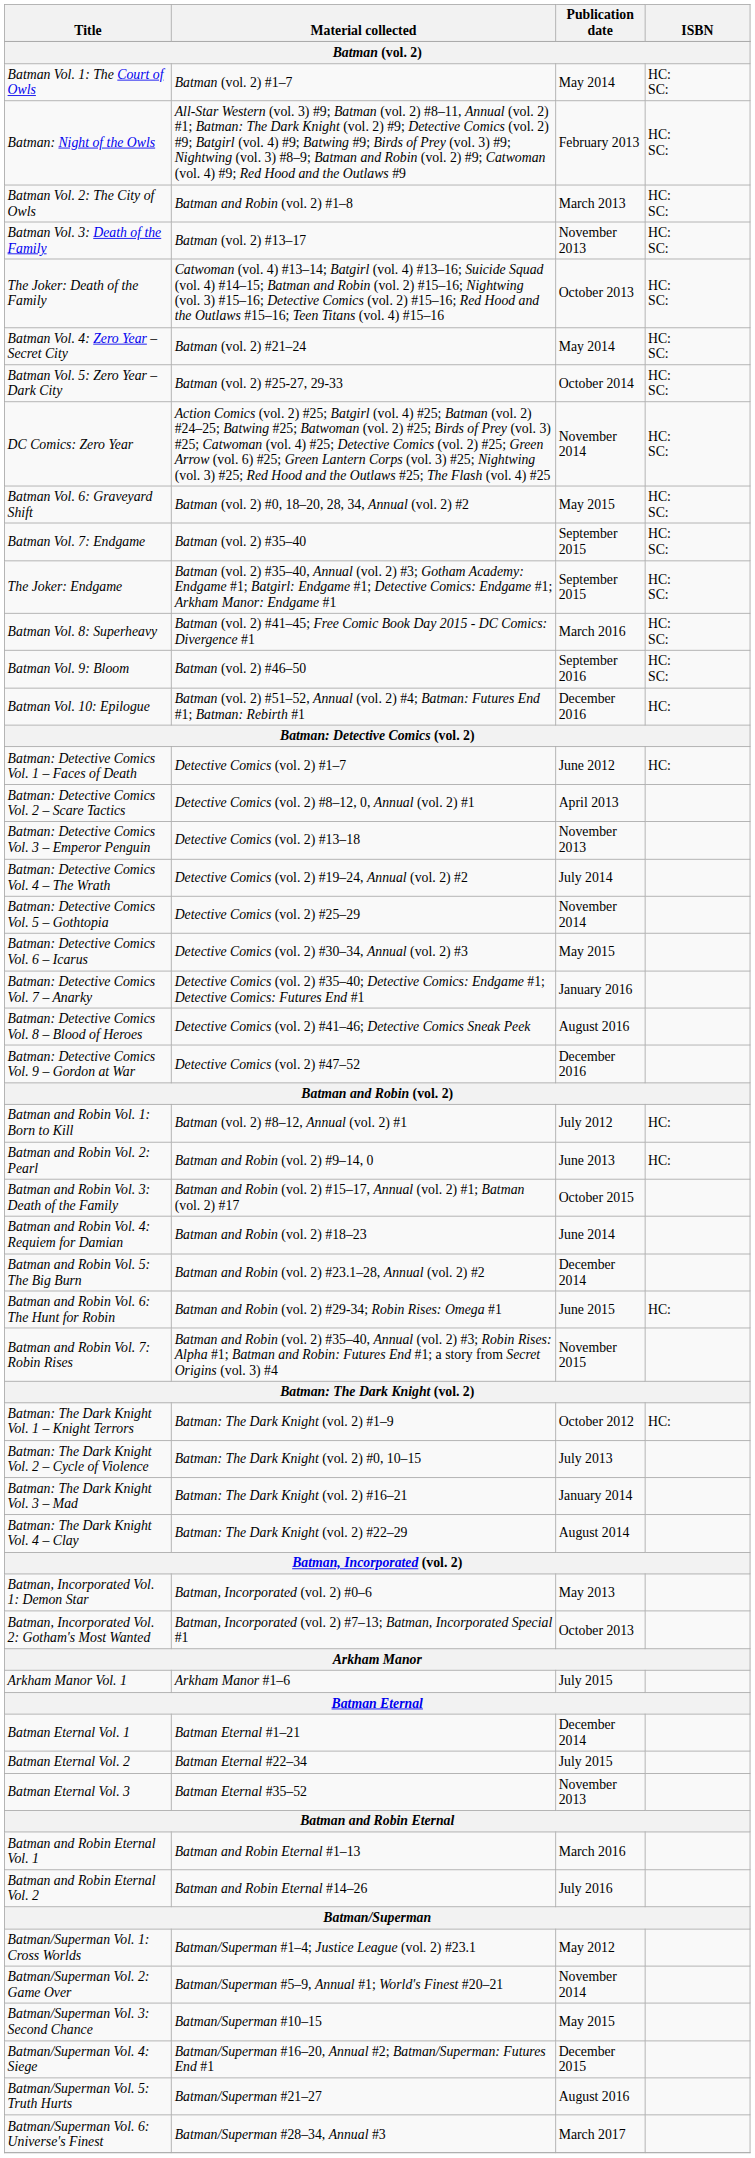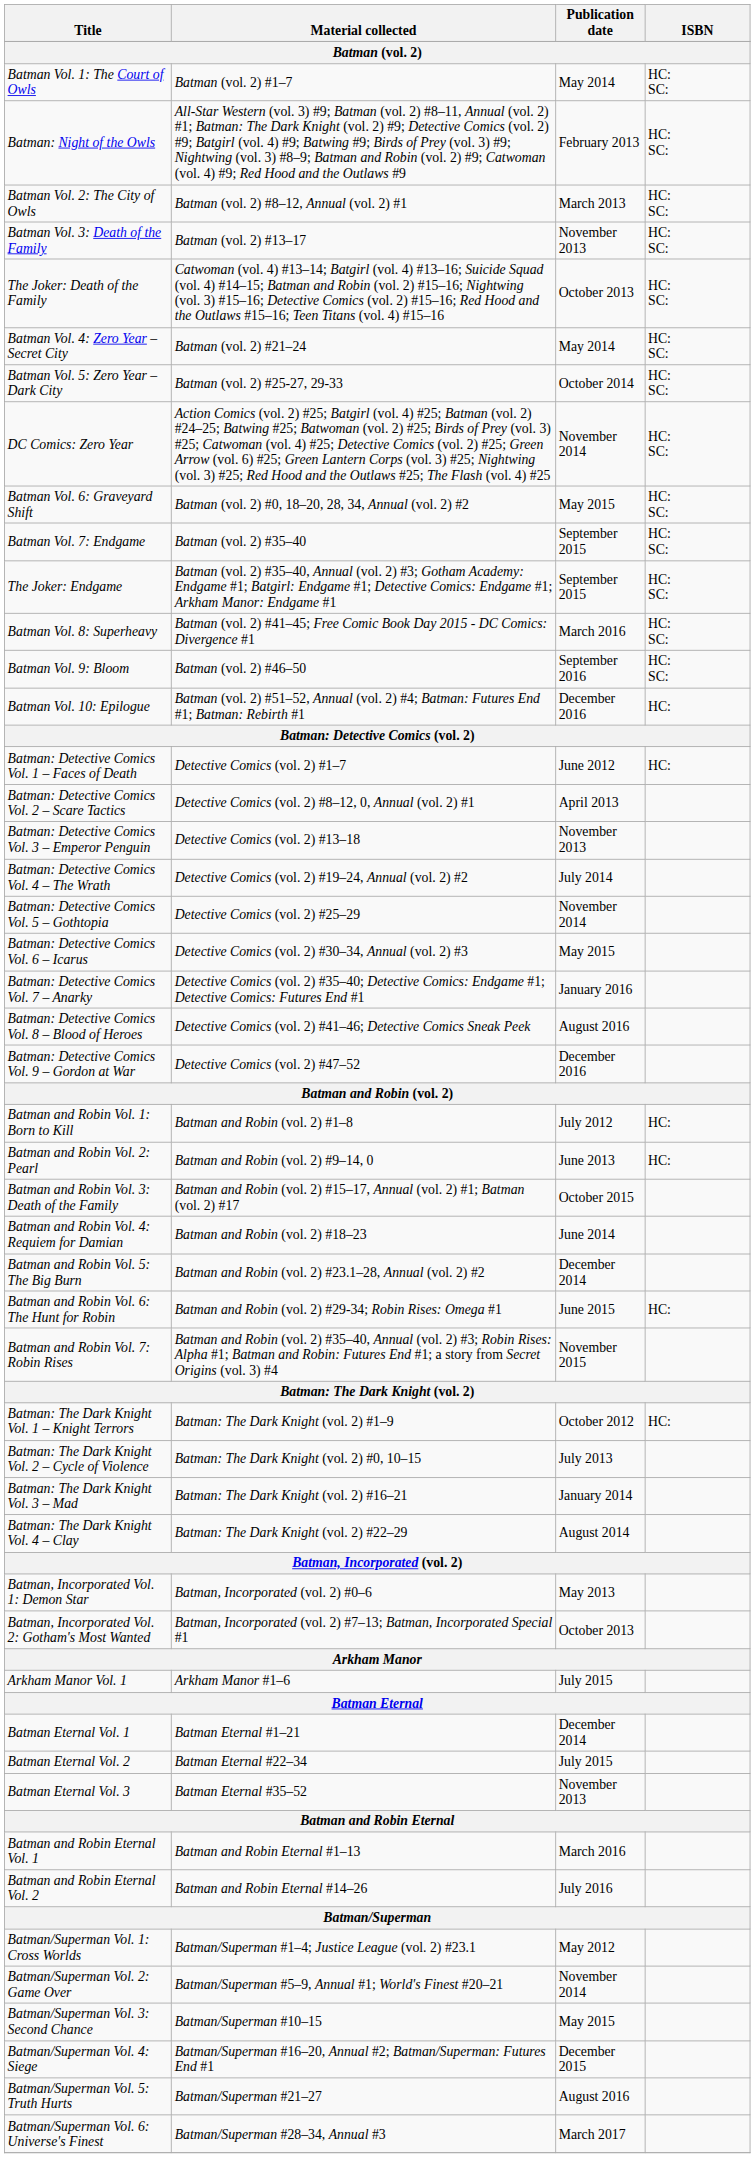(264, 203) Batman and Robin (vol. 2) #1–8 -> (291, 203) Batman (vol. 2) #8–12, Annual (vol. 2) #1
(291, 1123) Batman (vol. 2) #8–12, Annual (vol. 2) #1 -> (264, 1123) Batman and Robin (vol. 2) #1–8
